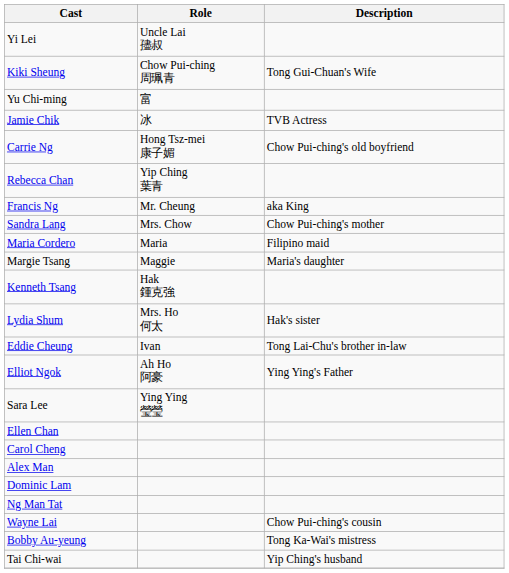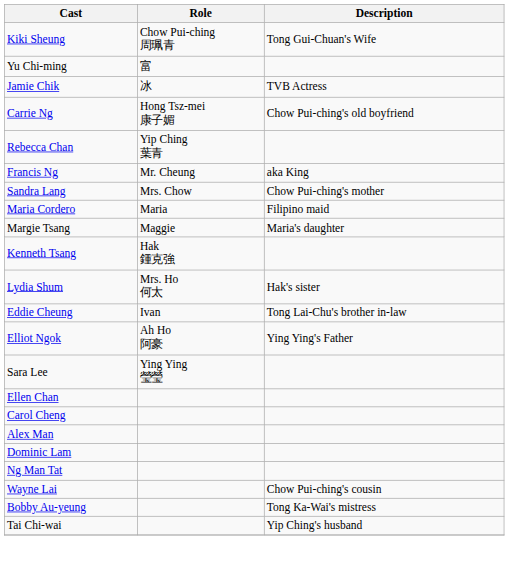- row: (22, 39)
